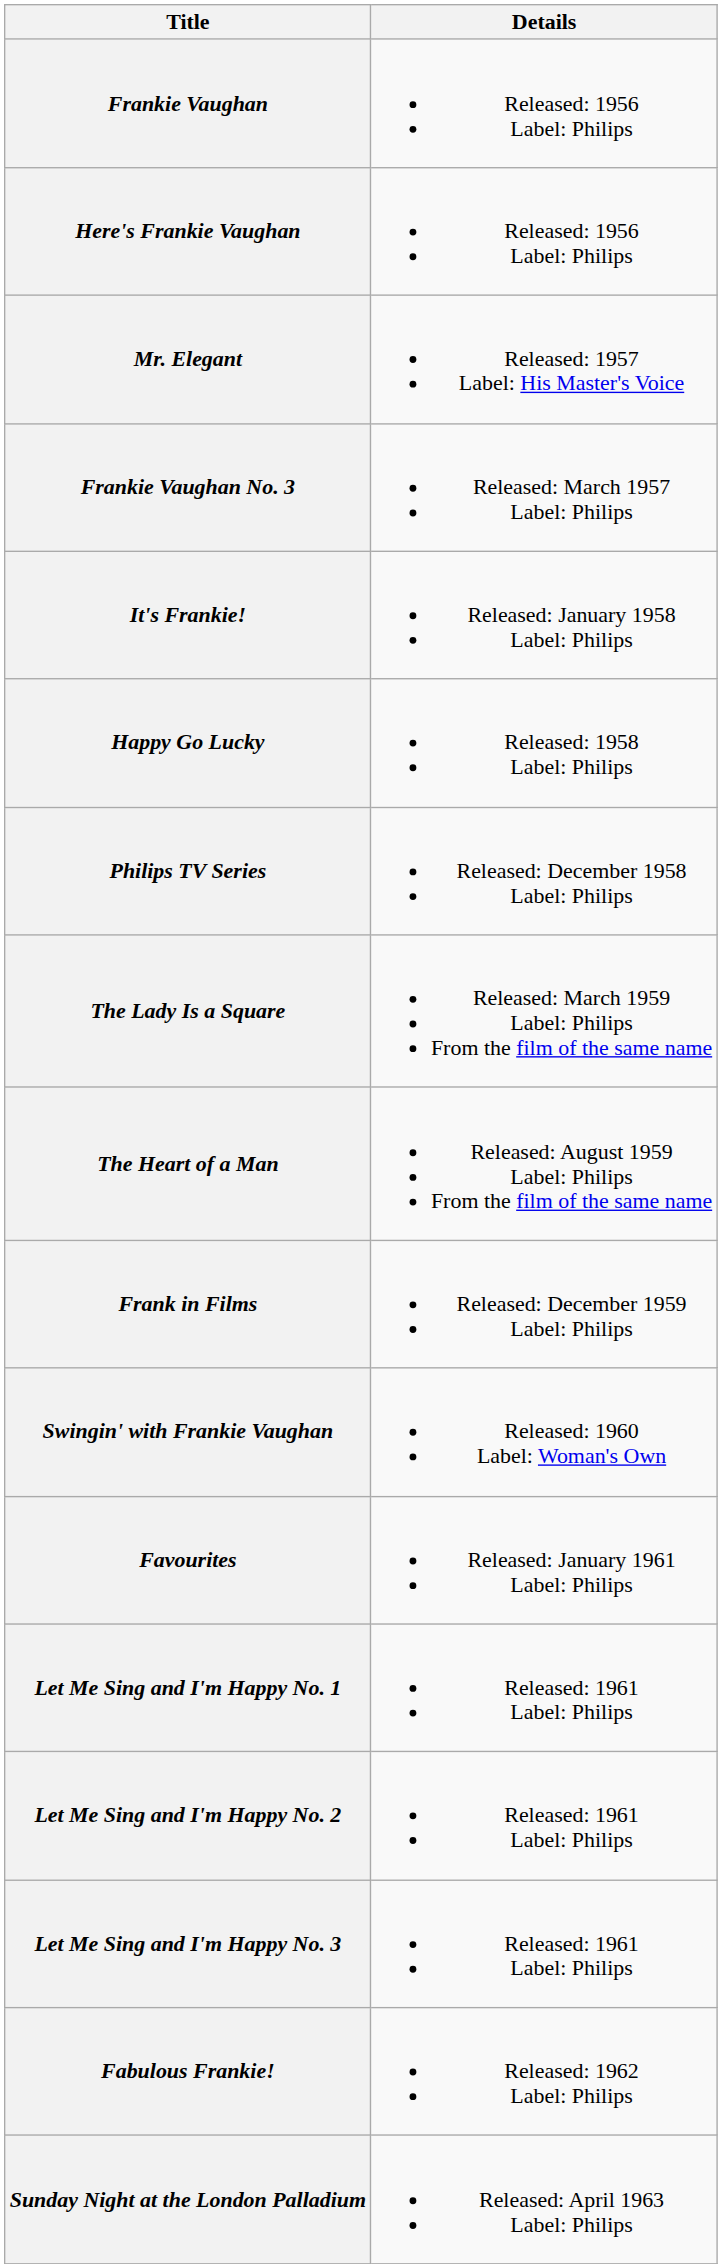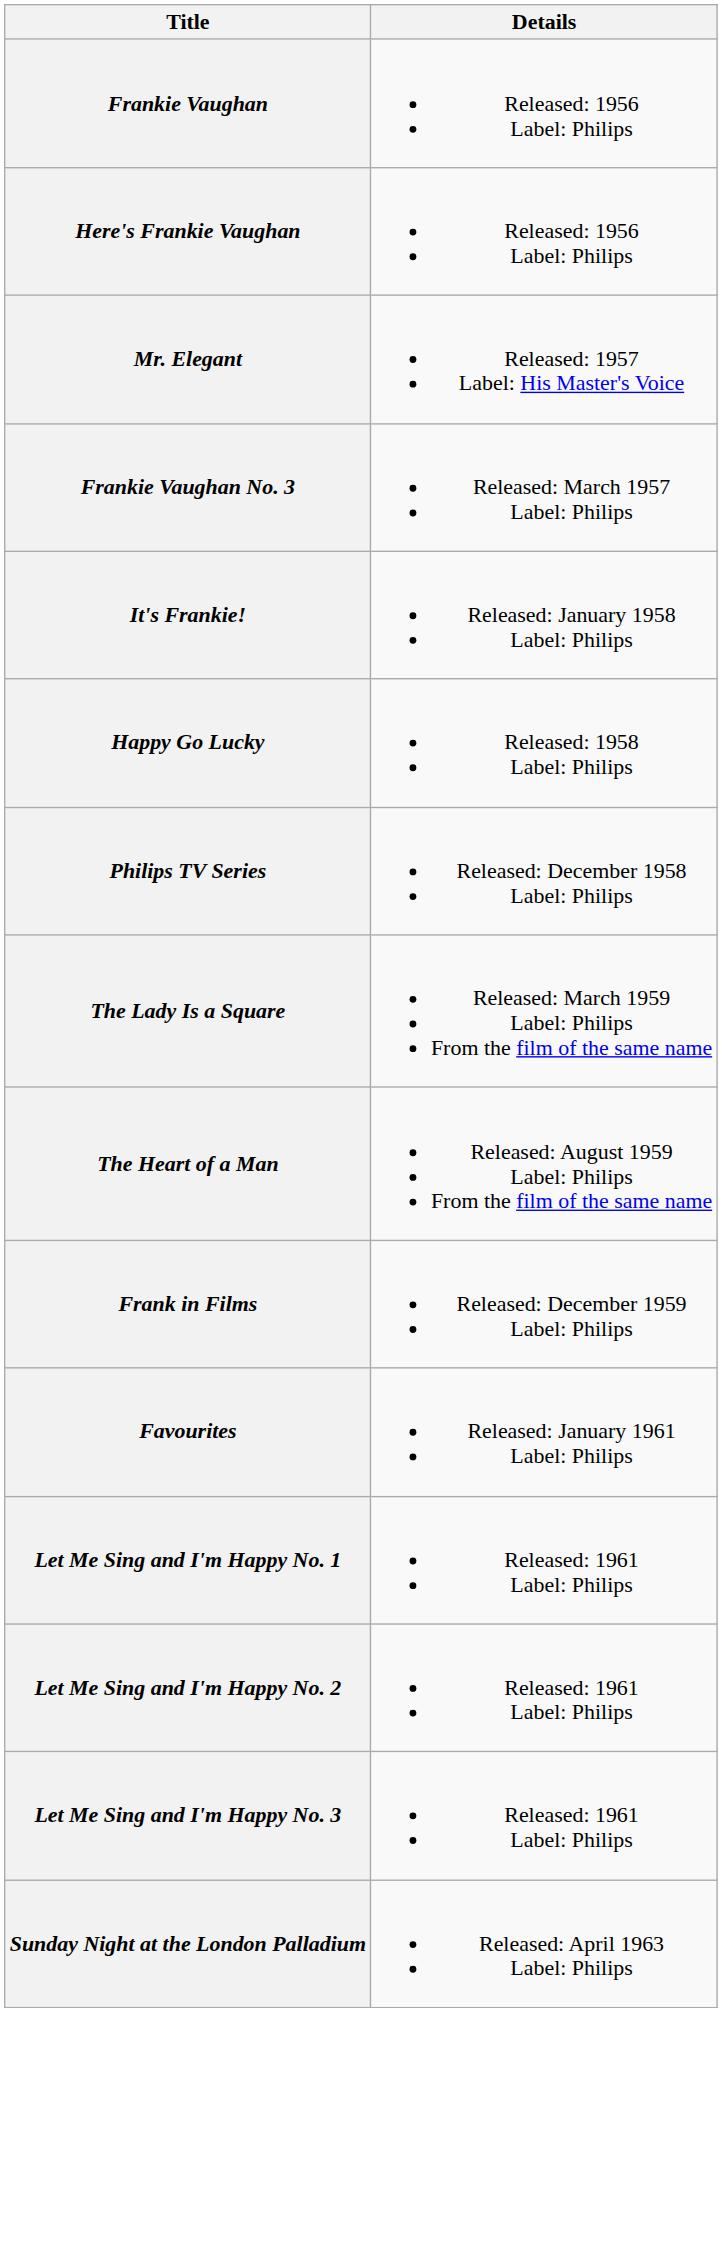- row: (188, 1431)
- row: (188, 2071)
